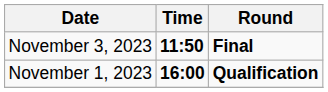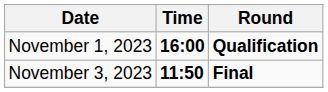rows swapped: (80, 73) <-> (80, 45)
